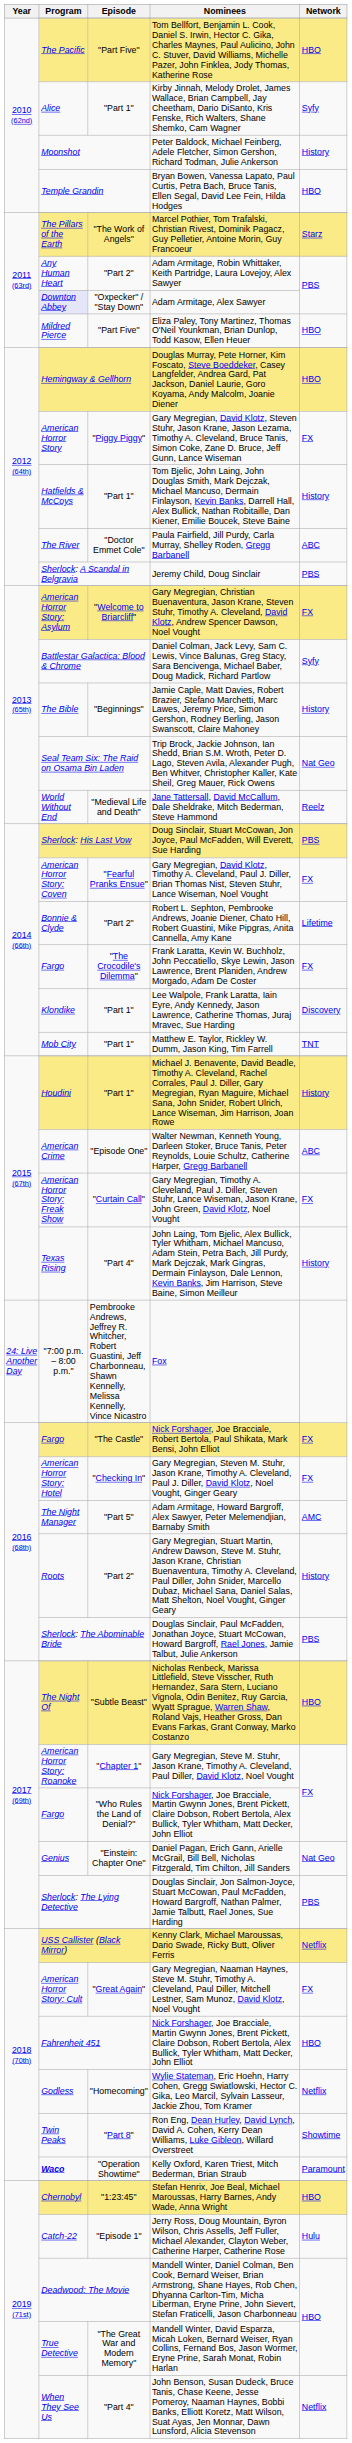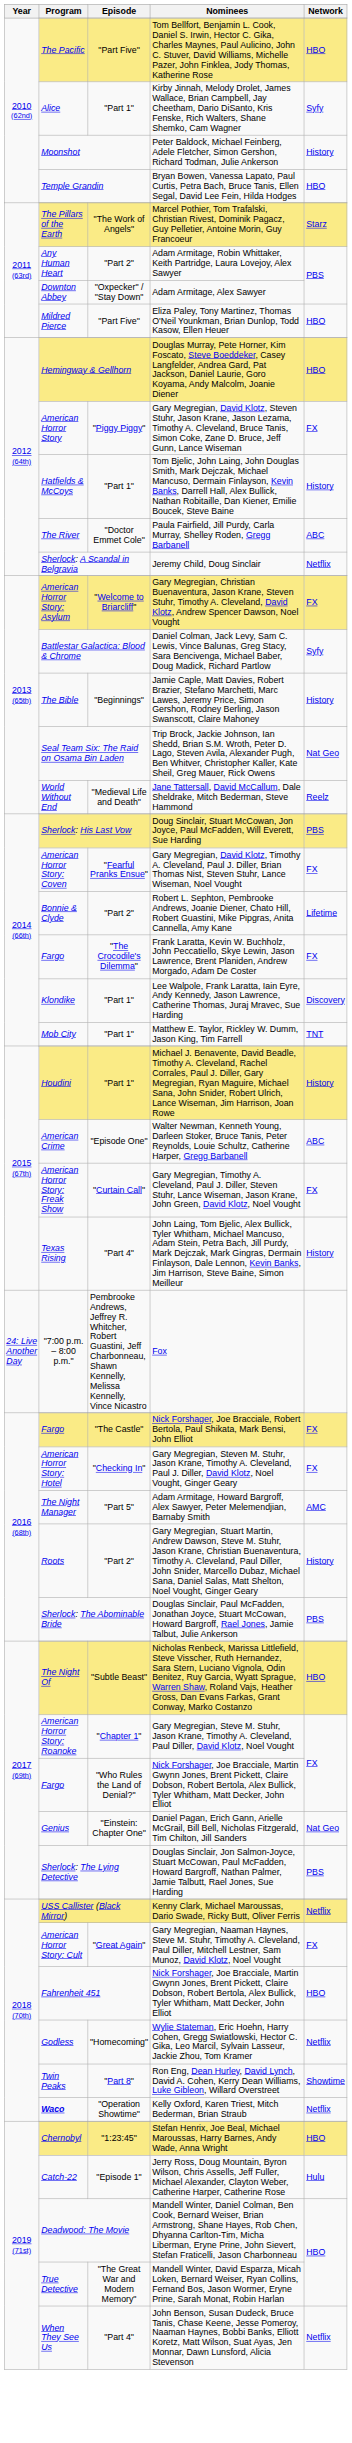(59, 302) lavender background -> (59, 292) no background
(311, 574) PBS -> (318, 564) Netflix
(323, 2169) Paramount -> (318, 2109) Netflix
